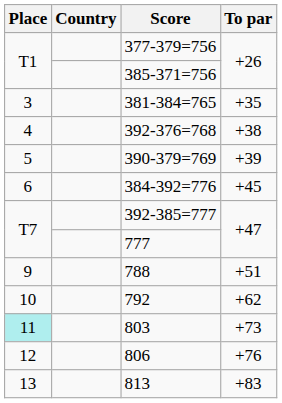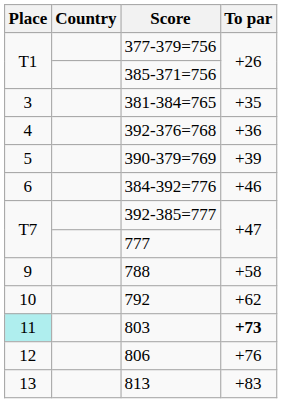(248, 131) +38 -> (248, 131) +36
(248, 187) +45 -> (248, 187) +46
(248, 271) +51 -> (248, 271) +58
(248, 327) normal -> (248, 327) bold
